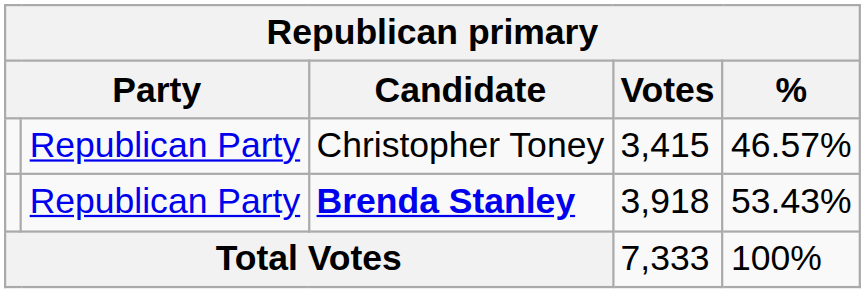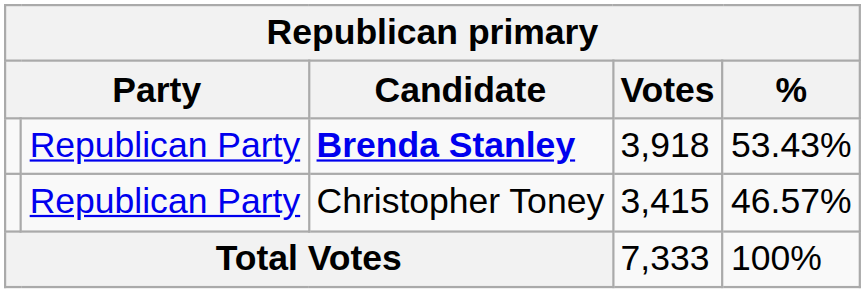rows swapped: (446, 201) <-> (460, 145)
